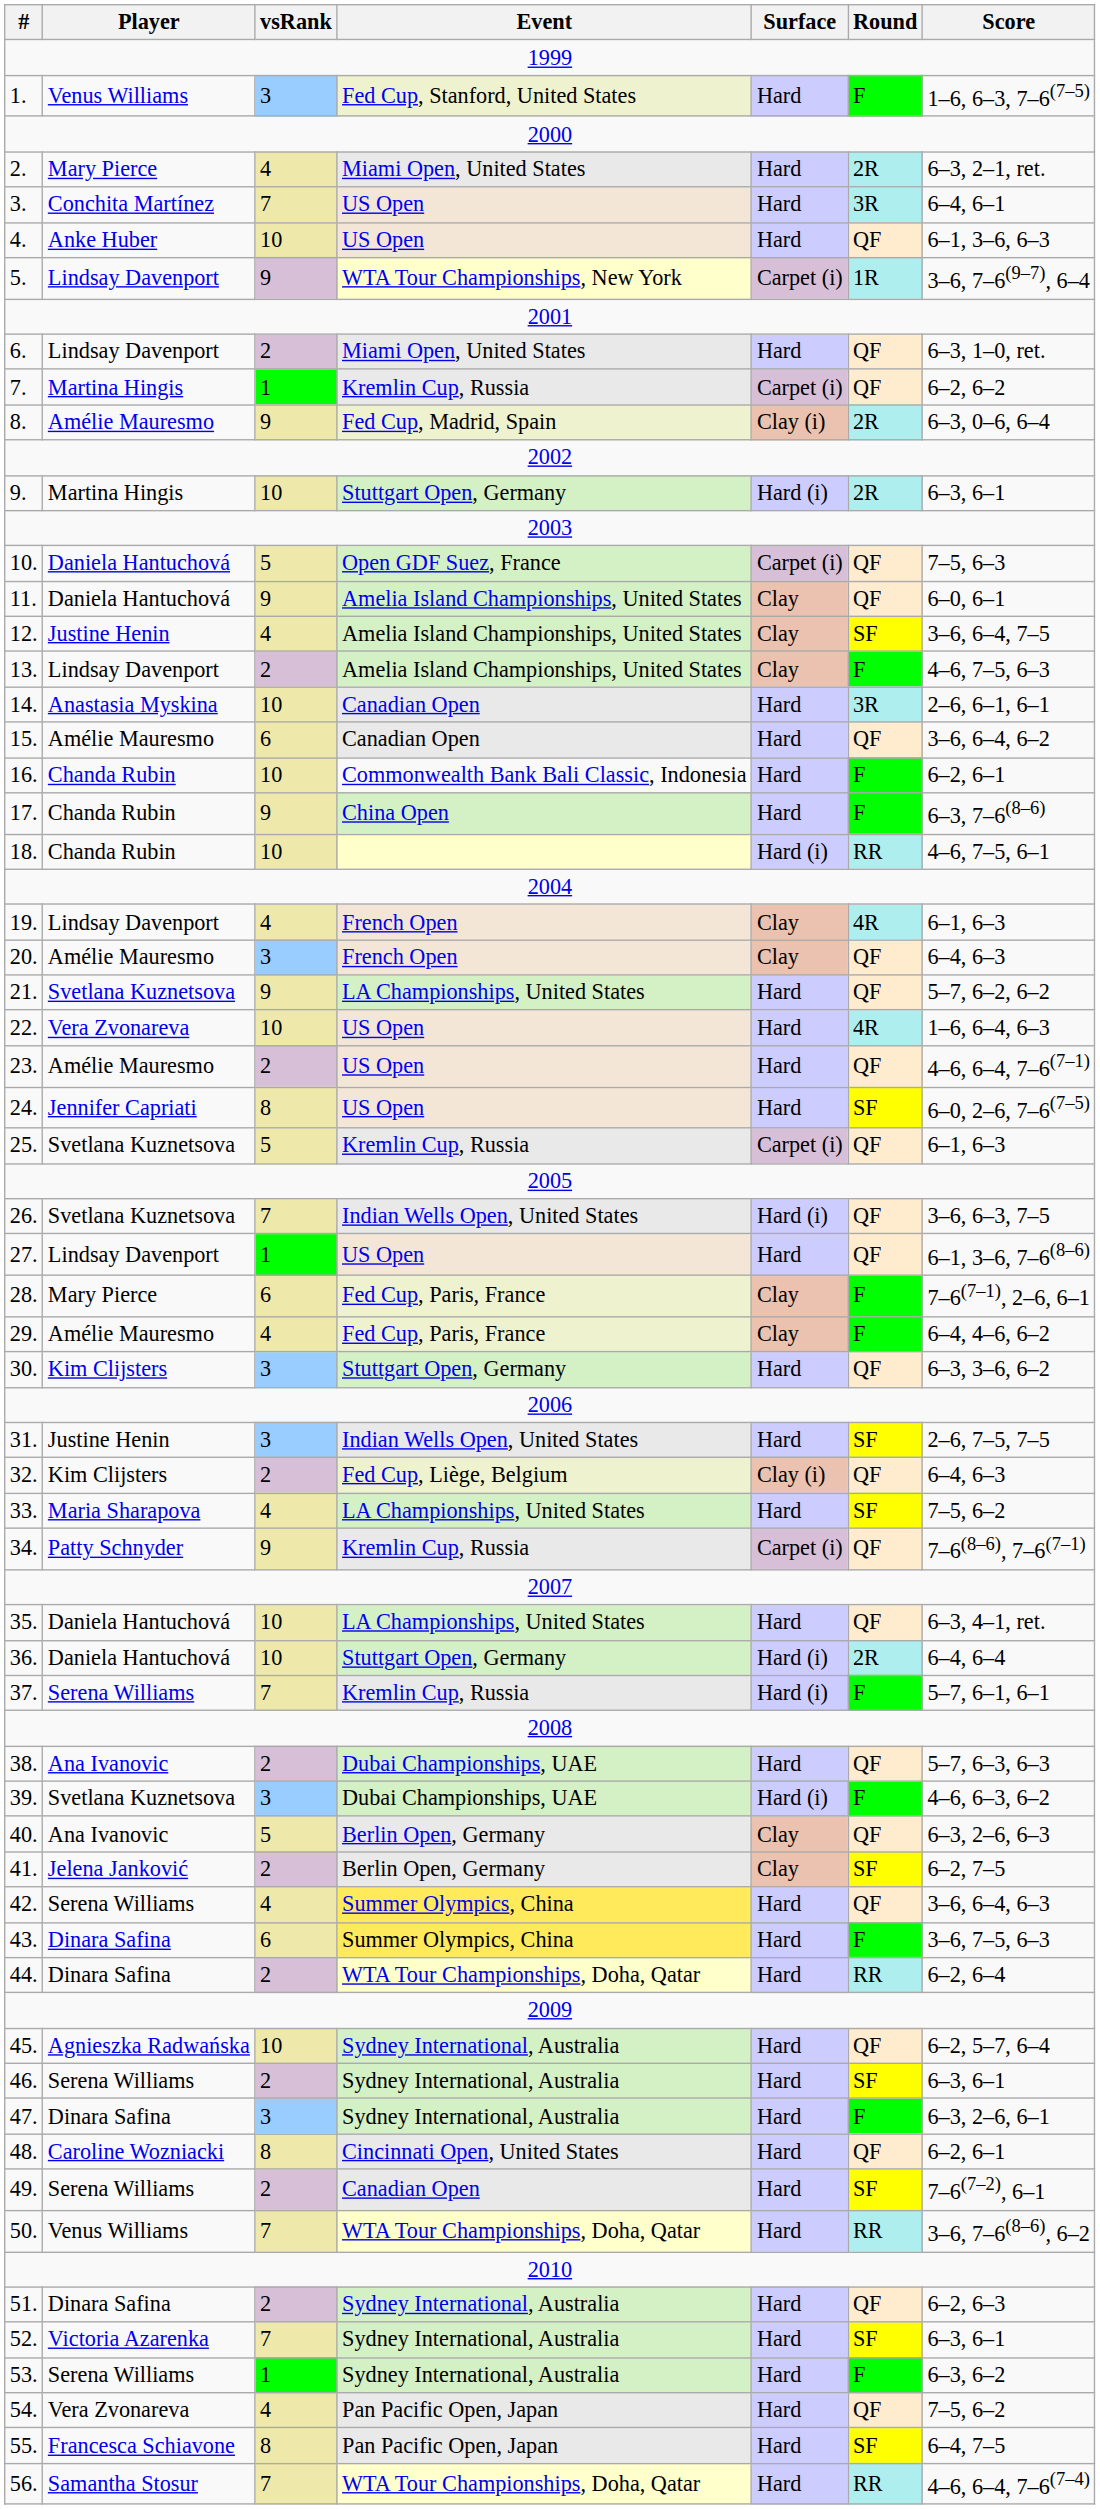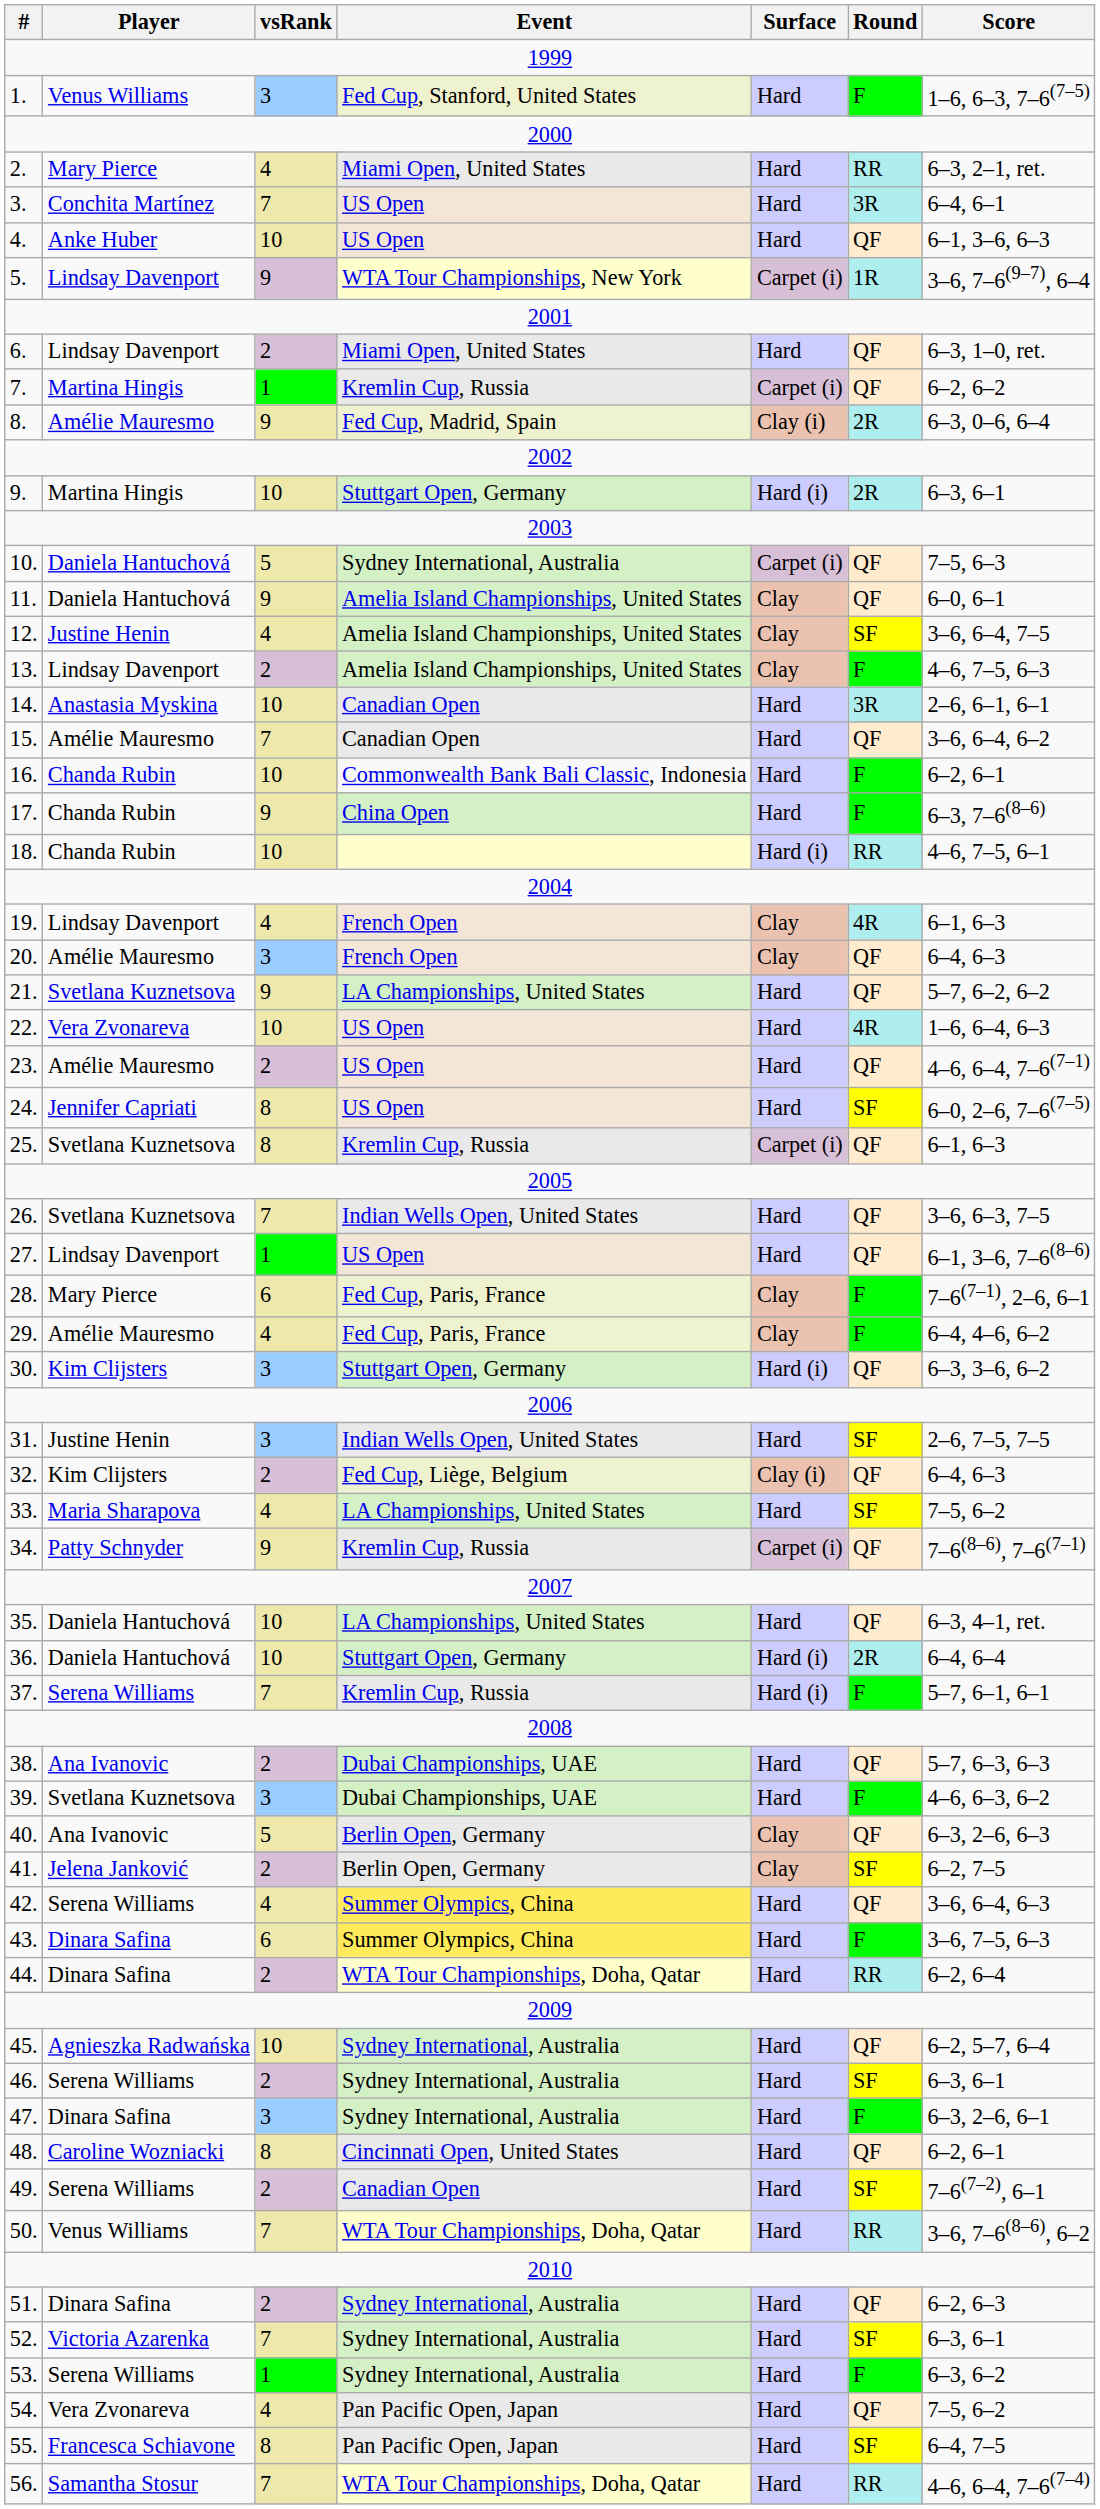(866, 169) 2R -> (868, 169) RR
(451, 563) Open GDF Suez, France -> (481, 563) Sydney International, Australia
(266, 739) 6 -> (266, 739) 7
(266, 1145) 5 -> (266, 1145) 8
(792, 1216) Hard (i) -> (779, 1216) Hard
(779, 1369) Hard -> (792, 1369) Hard (i)
(792, 1798) Hard (i) -> (779, 1798) Hard
